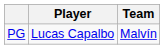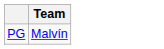- column: (73, 14)
